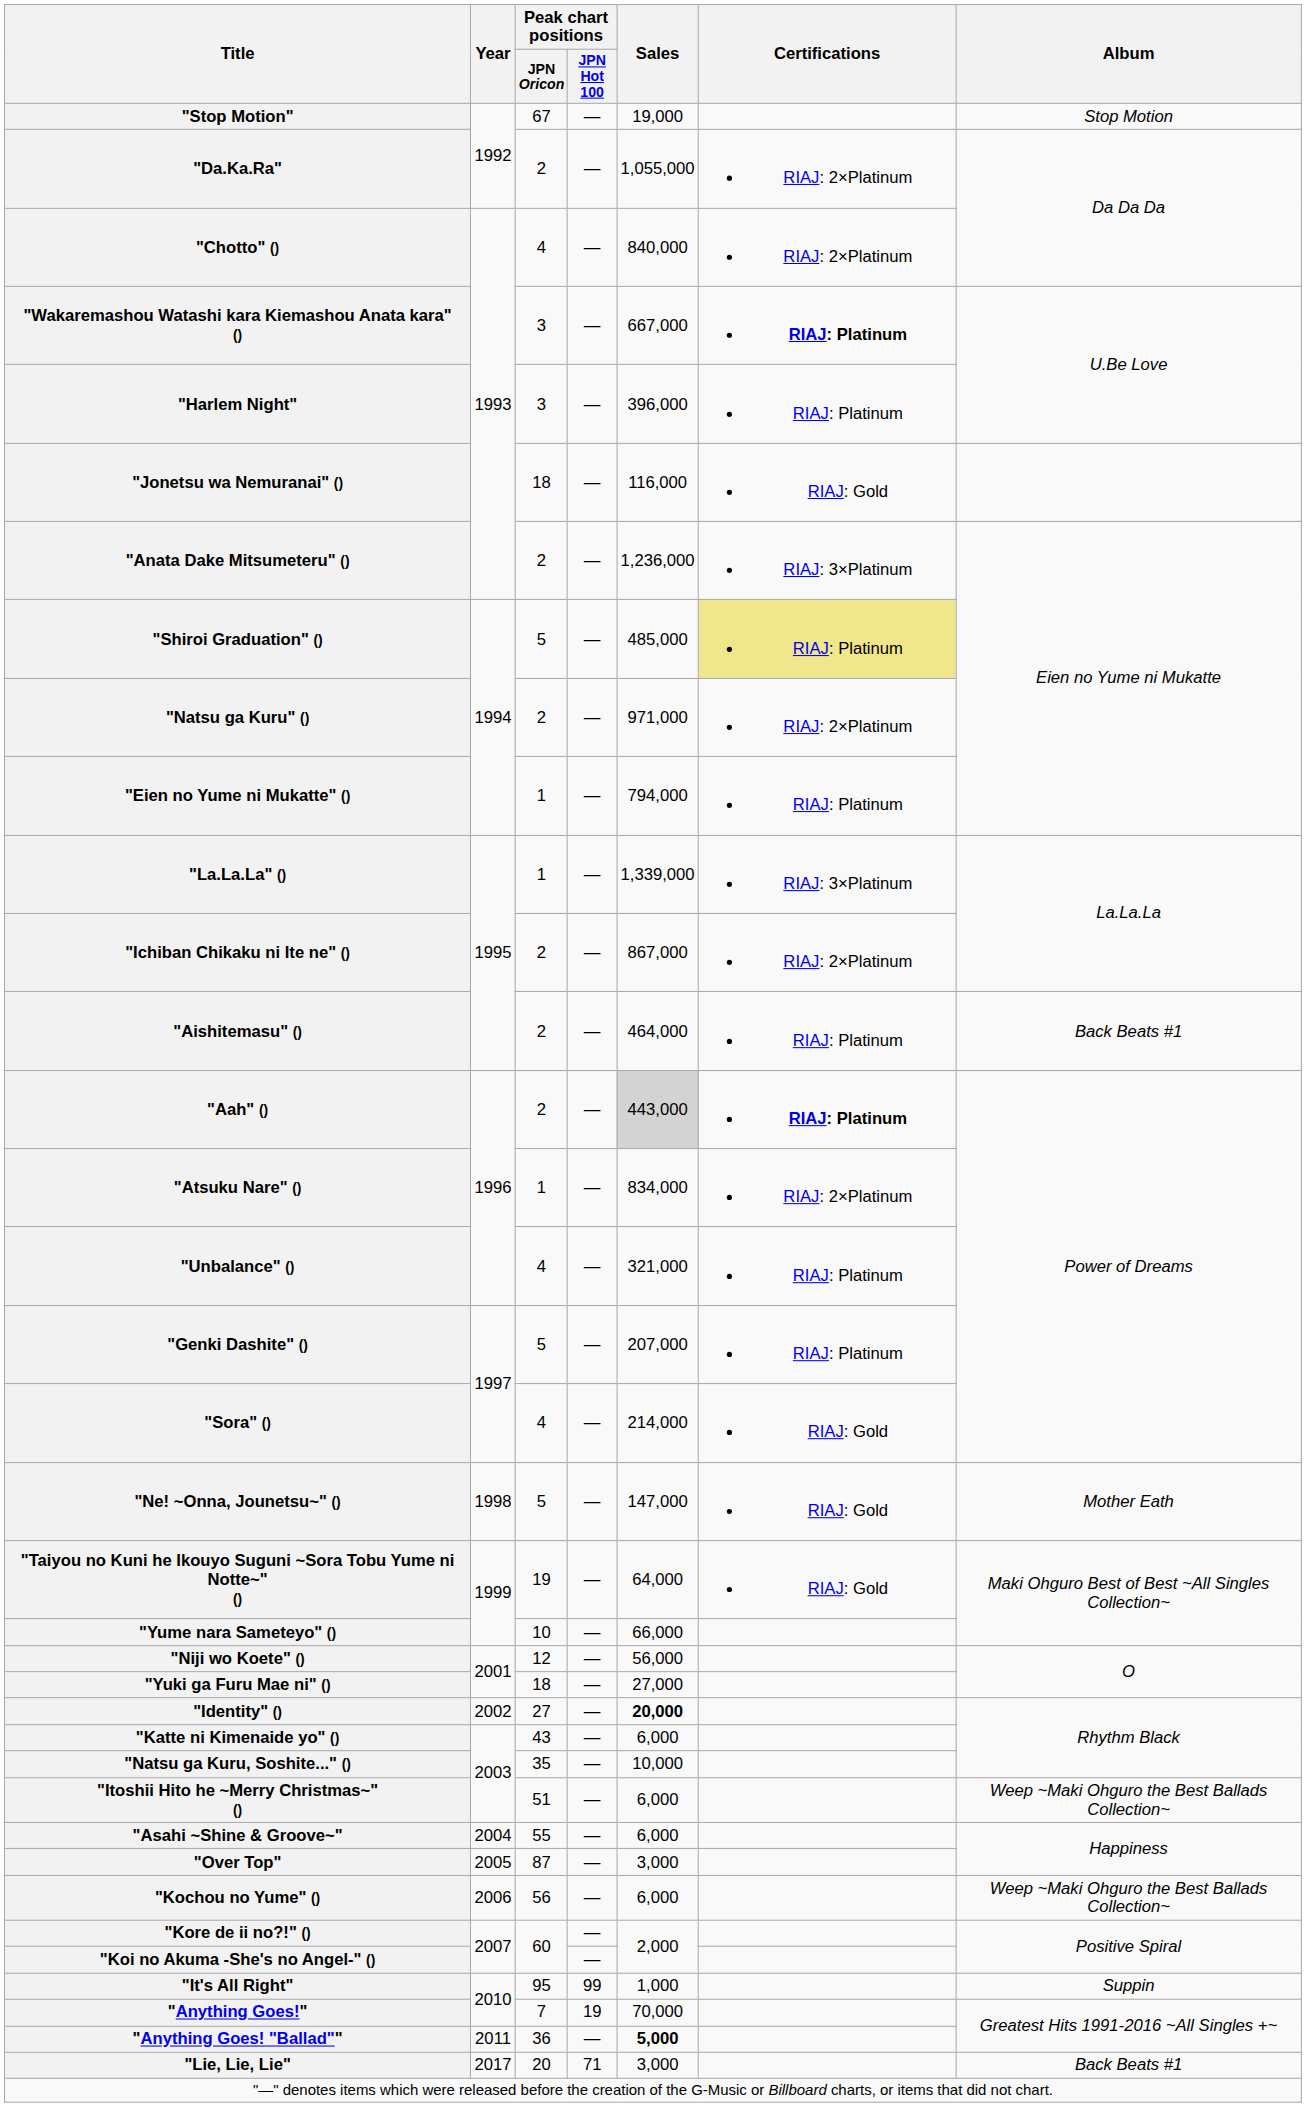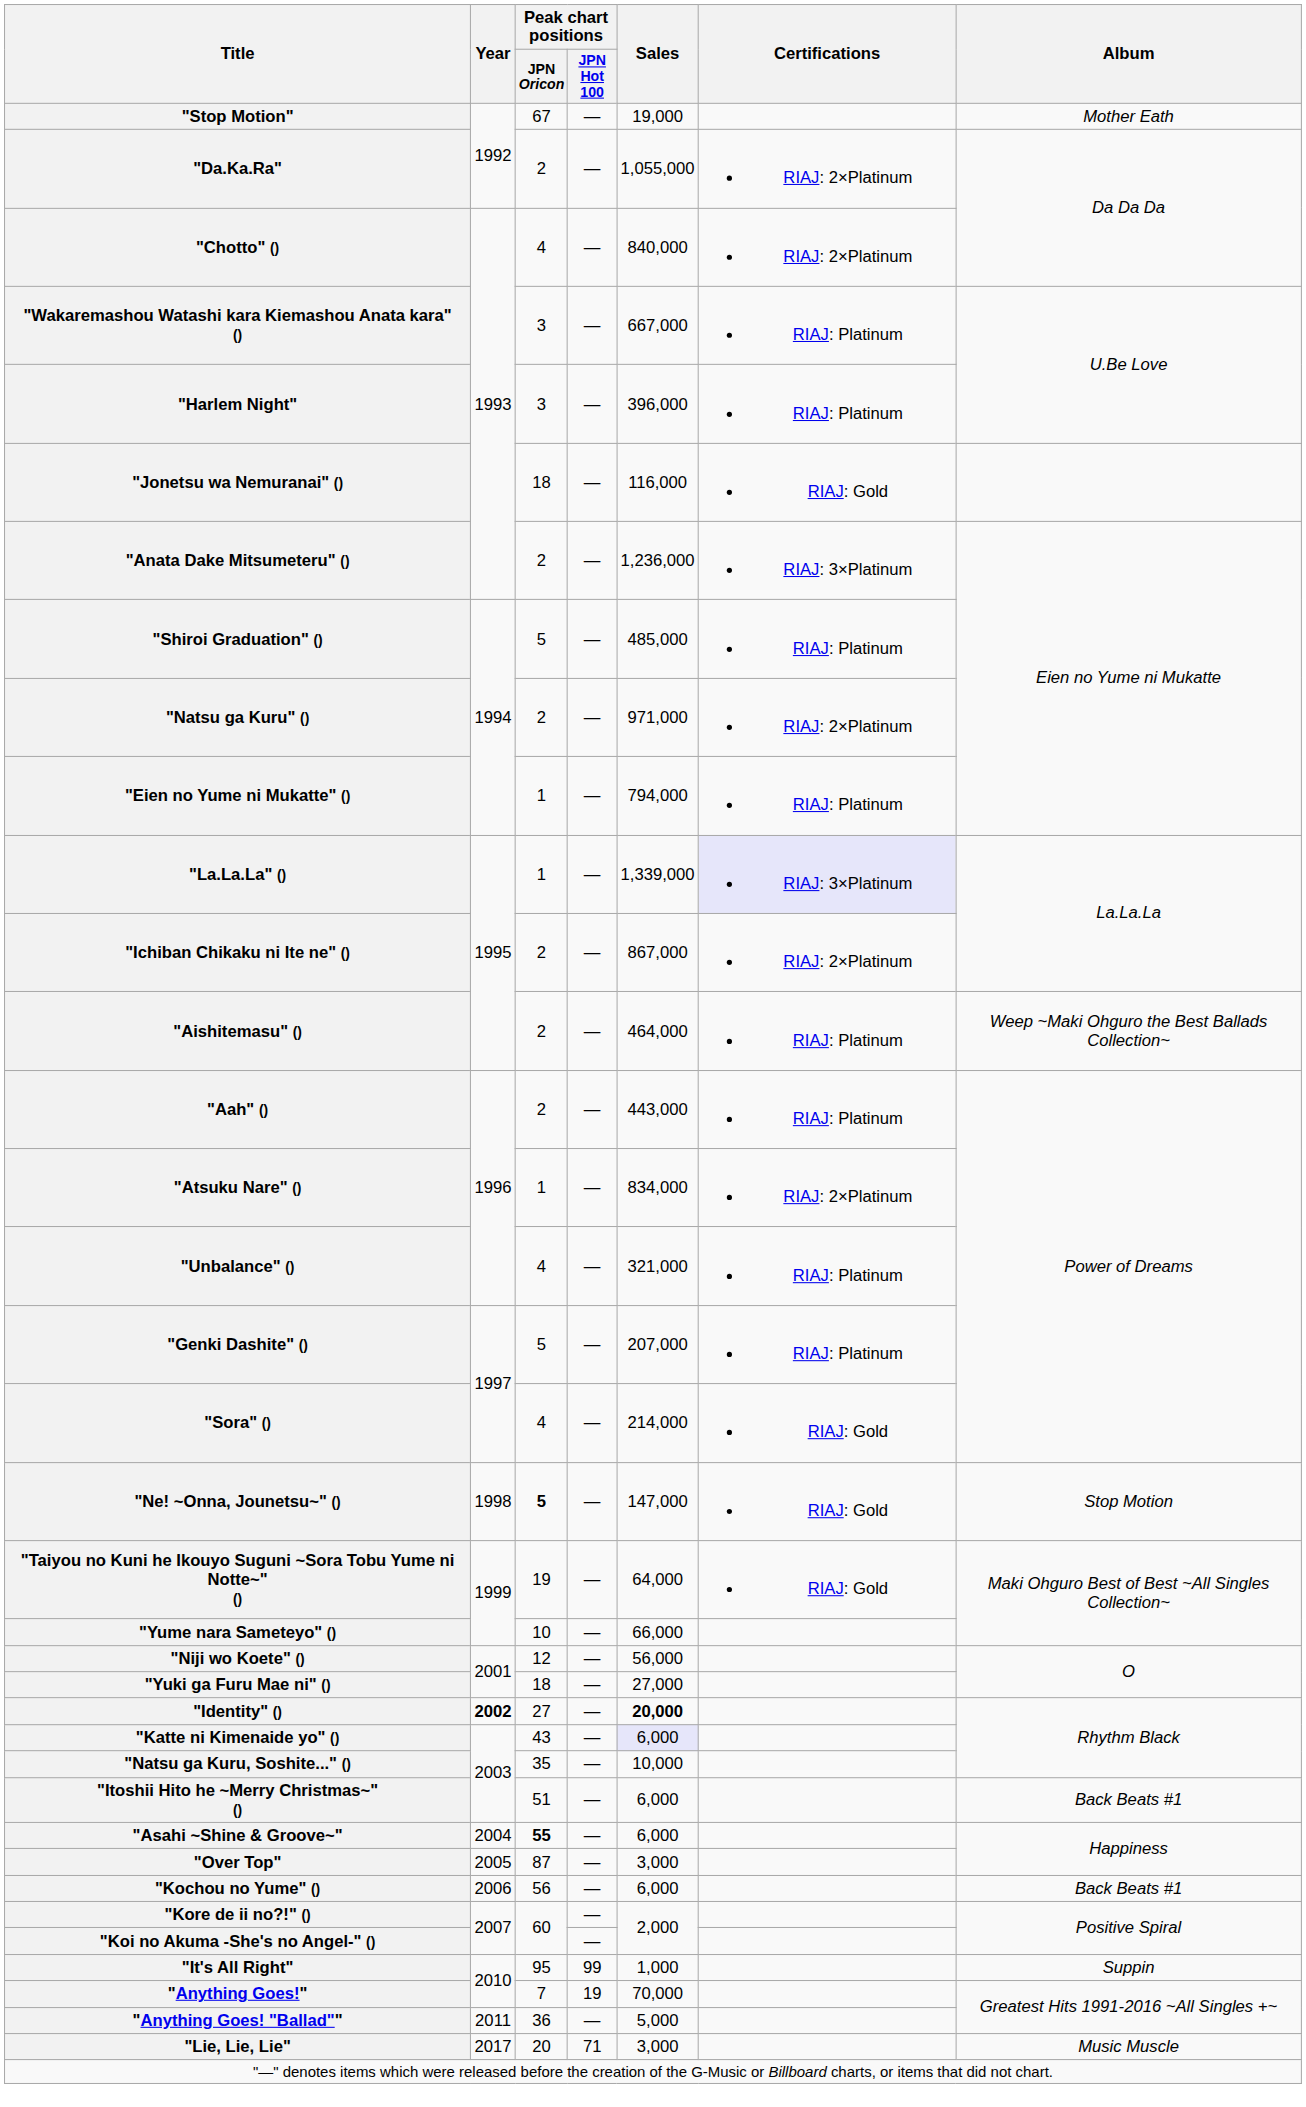(1129, 116) Stop Motion -> (1129, 116) Mother Eath
(827, 335) bold -> (827, 335) normal
(827, 648) khaki background -> (827, 648) no background
(827, 884) no background -> (827, 884) lavender background
(1129, 1030) Back Beats #1 -> (1129, 1030) Weep ~Maki Ohguro the Best Ballads Collection~
(658, 1109) lightgrey background -> (658, 1109) no background
(827, 1119) bold -> (827, 1119) normal
(541, 1501) normal -> (541, 1501) bold
(1129, 1501) Mother Eath -> (1129, 1501) Stop Motion
(493, 1711) normal -> (493, 1711) bold
(658, 1737) no background -> (658, 1737) lavender background
(1129, 1799) Weep ~Maki Ohguro the Best Ballads Collection~ -> (1129, 1799) Back Beats #1
(541, 1835) normal -> (541, 1835) bold
(1129, 1897) Weep ~Maki Ohguro the Best Ballads Collection~ -> (1129, 1888) Back Beats #1
(658, 2038) bold -> (658, 2020) normal
(1129, 2065) Back Beats #1 -> (1129, 2046) Music Muscle
